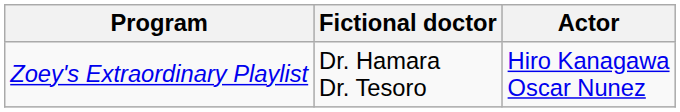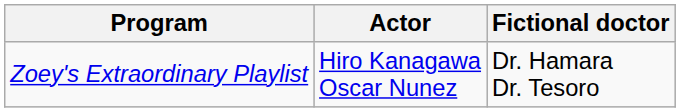columns swapped: (408, 23) <-> (589, 23)
